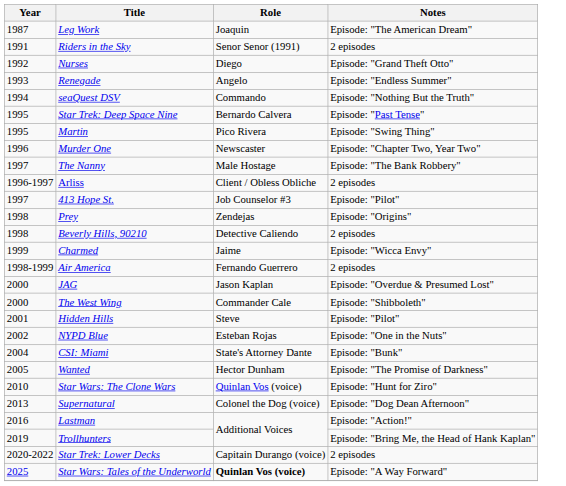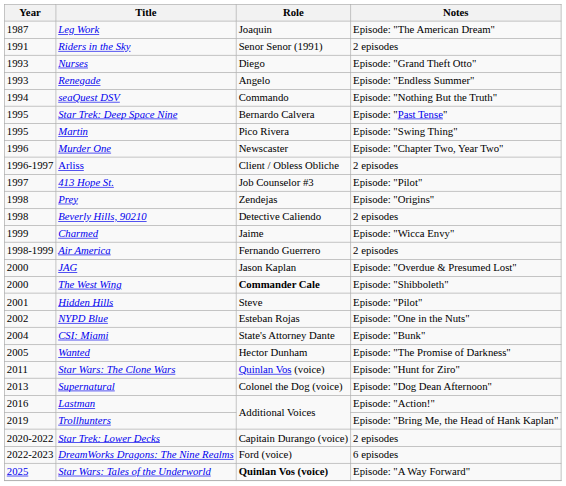(18, 64) 1992 -> (18, 64) 1993
- row: (82, 166)
(253, 302) normal -> (279, 285) bold
(18, 387) 2010 -> (17, 370) 2011
+ row: (146, 455)
